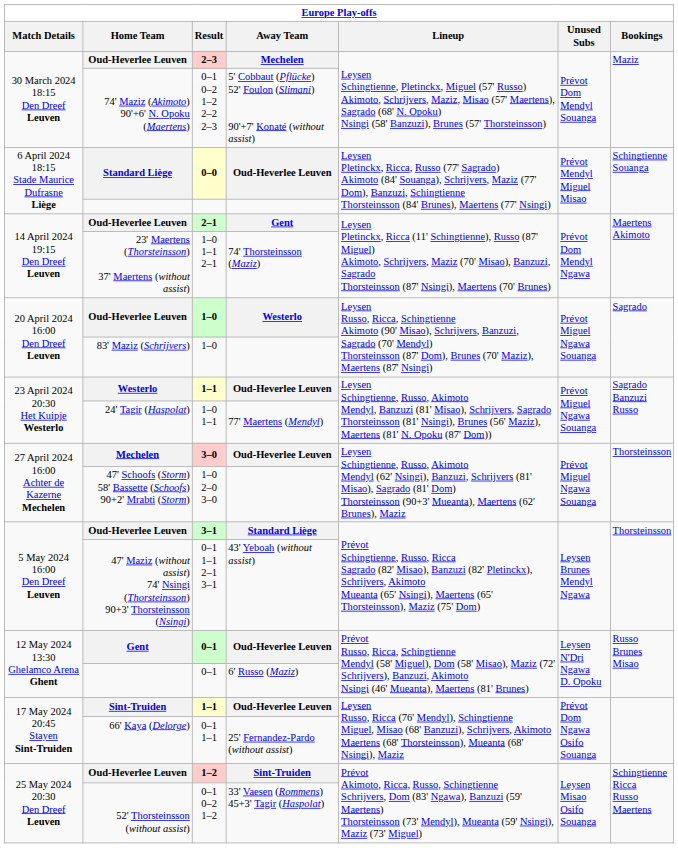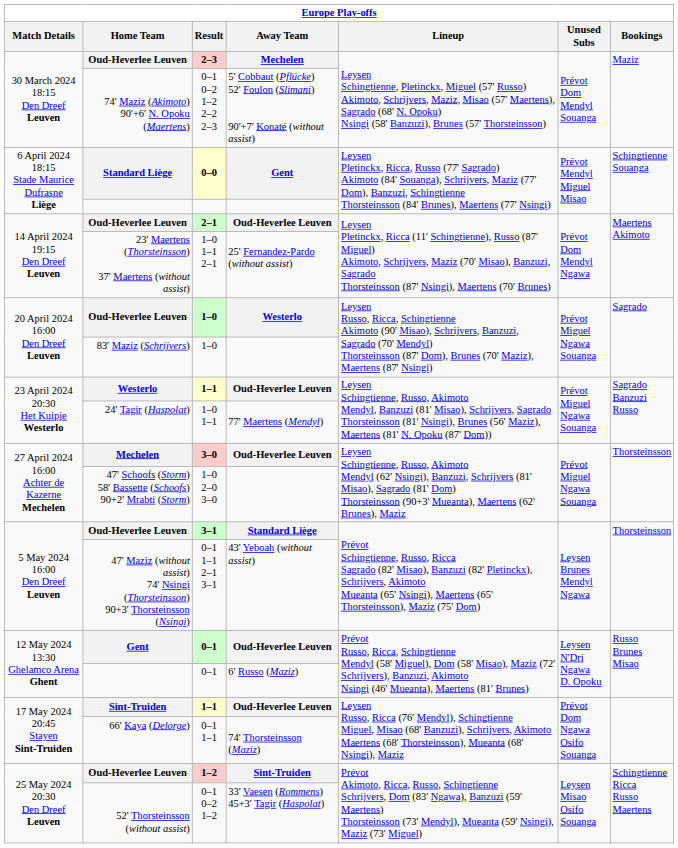(282, 172) Oud-Heverlee Leuven -> (282, 172) Gent
(282, 222) Gent -> (282, 222) Oud-Heverlee Leuven
(265, 258) 74' Thorsteinsson (Maziz) -> (271, 258) 25' Fernandez-Pardo (without assist)
(271, 743) 25' Fernandez-Pardo (without assist) -> (265, 743) 74' Thorsteinsson (Maziz)
